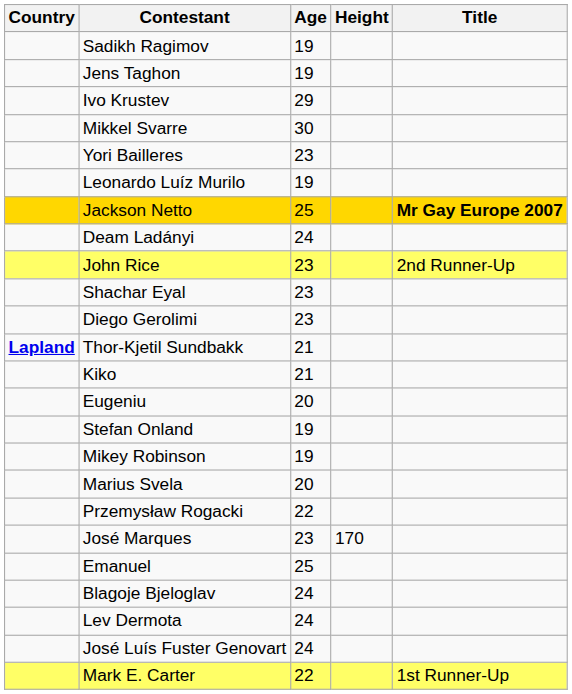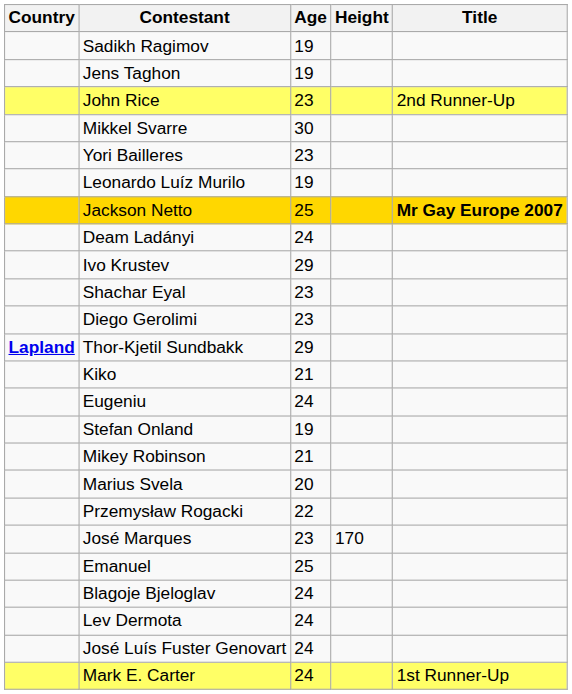rows swapped: (126, 100) <-> (121, 264)
(304, 347) 21 -> (304, 347) 29
(304, 401) 20 -> (304, 401) 24
(304, 456) 19 -> (304, 456) 21
(304, 675) 22 -> (304, 675) 24
